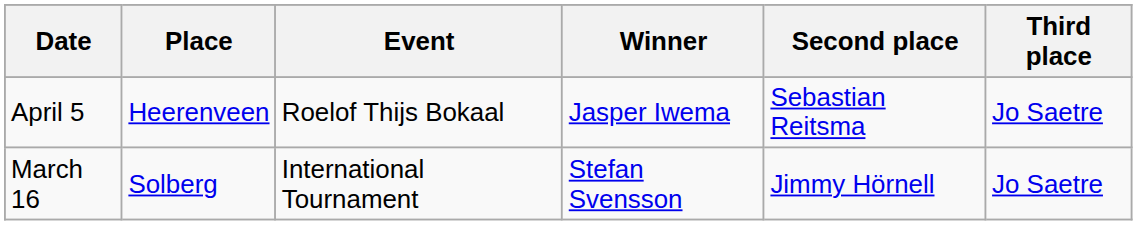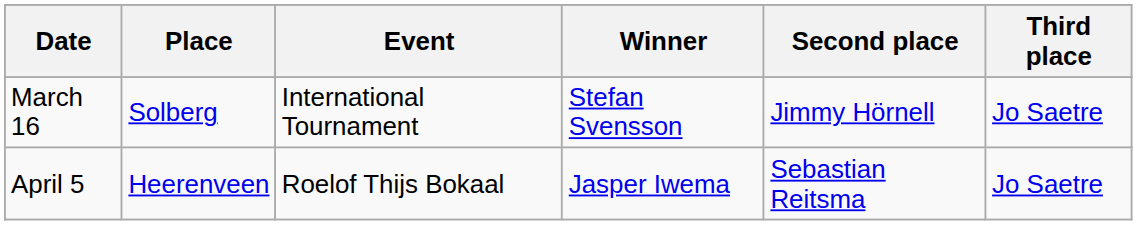rows swapped: (47, 183) <-> (48, 112)
